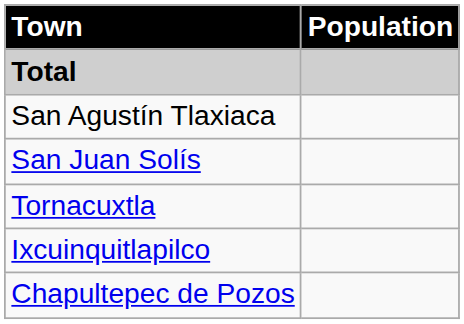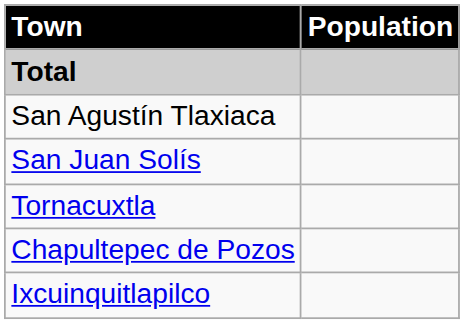rows swapped: (153, 294) <-> (111, 250)
